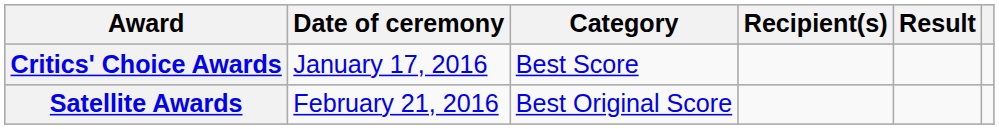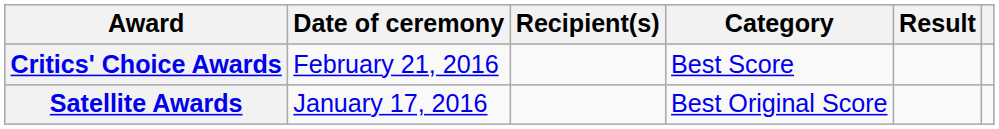columns swapped: (624, 24) <-> (816, 24)
(390, 64) January 17, 2016 -> (396, 64) February 21, 2016
(396, 104) February 21, 2016 -> (390, 104) January 17, 2016
